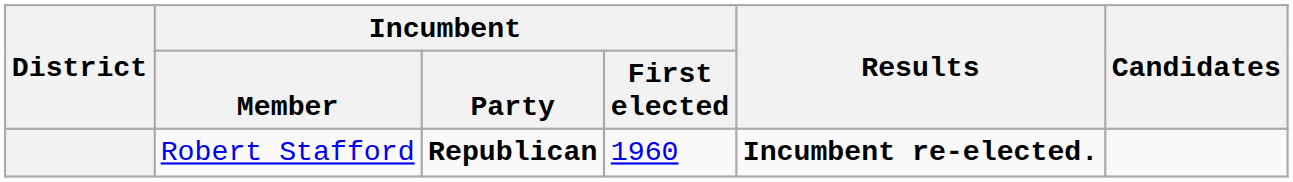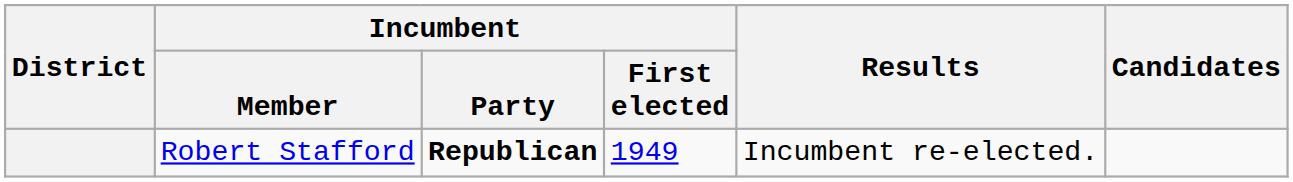(645, 153) 1960 -> (645, 153) 1949
(920, 153) bold -> (920, 153) normal
